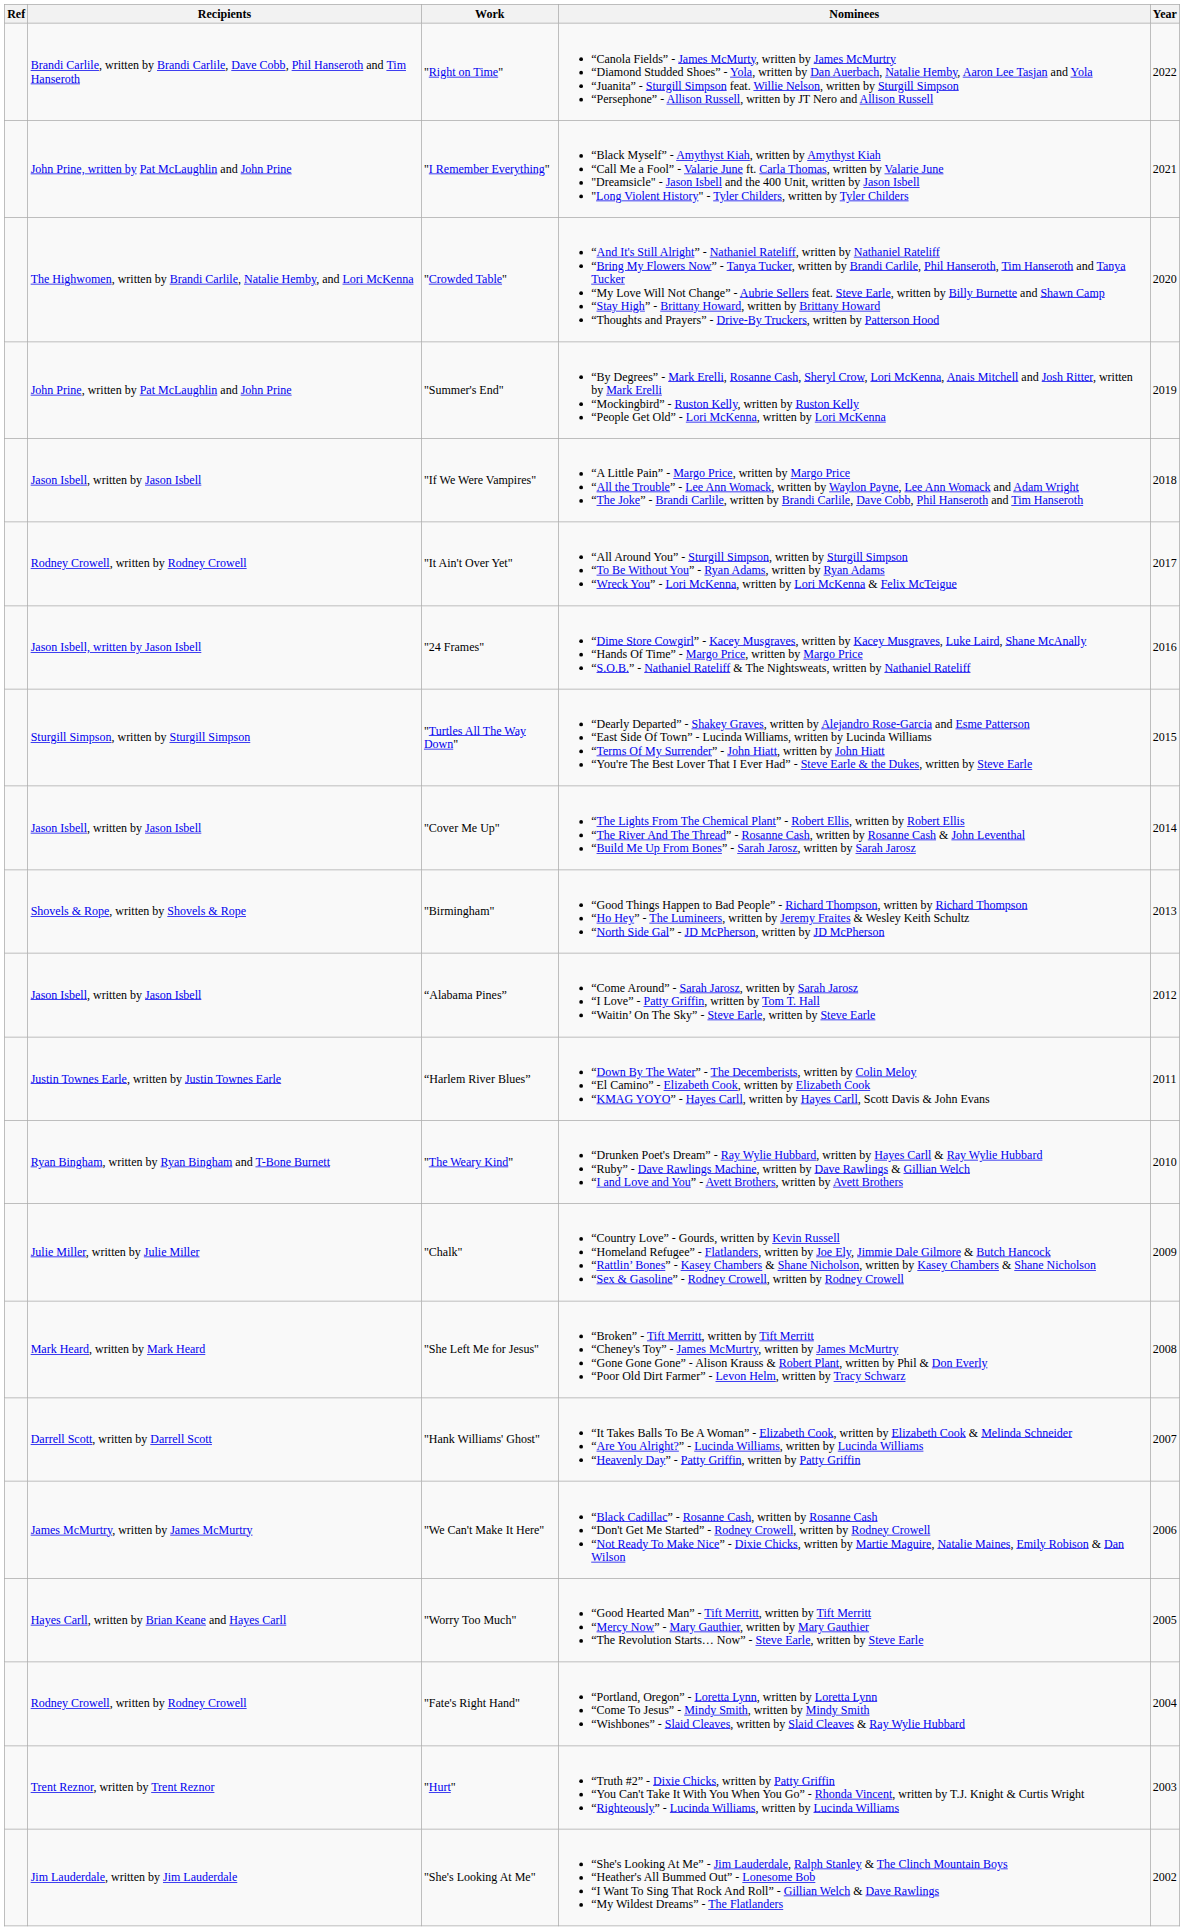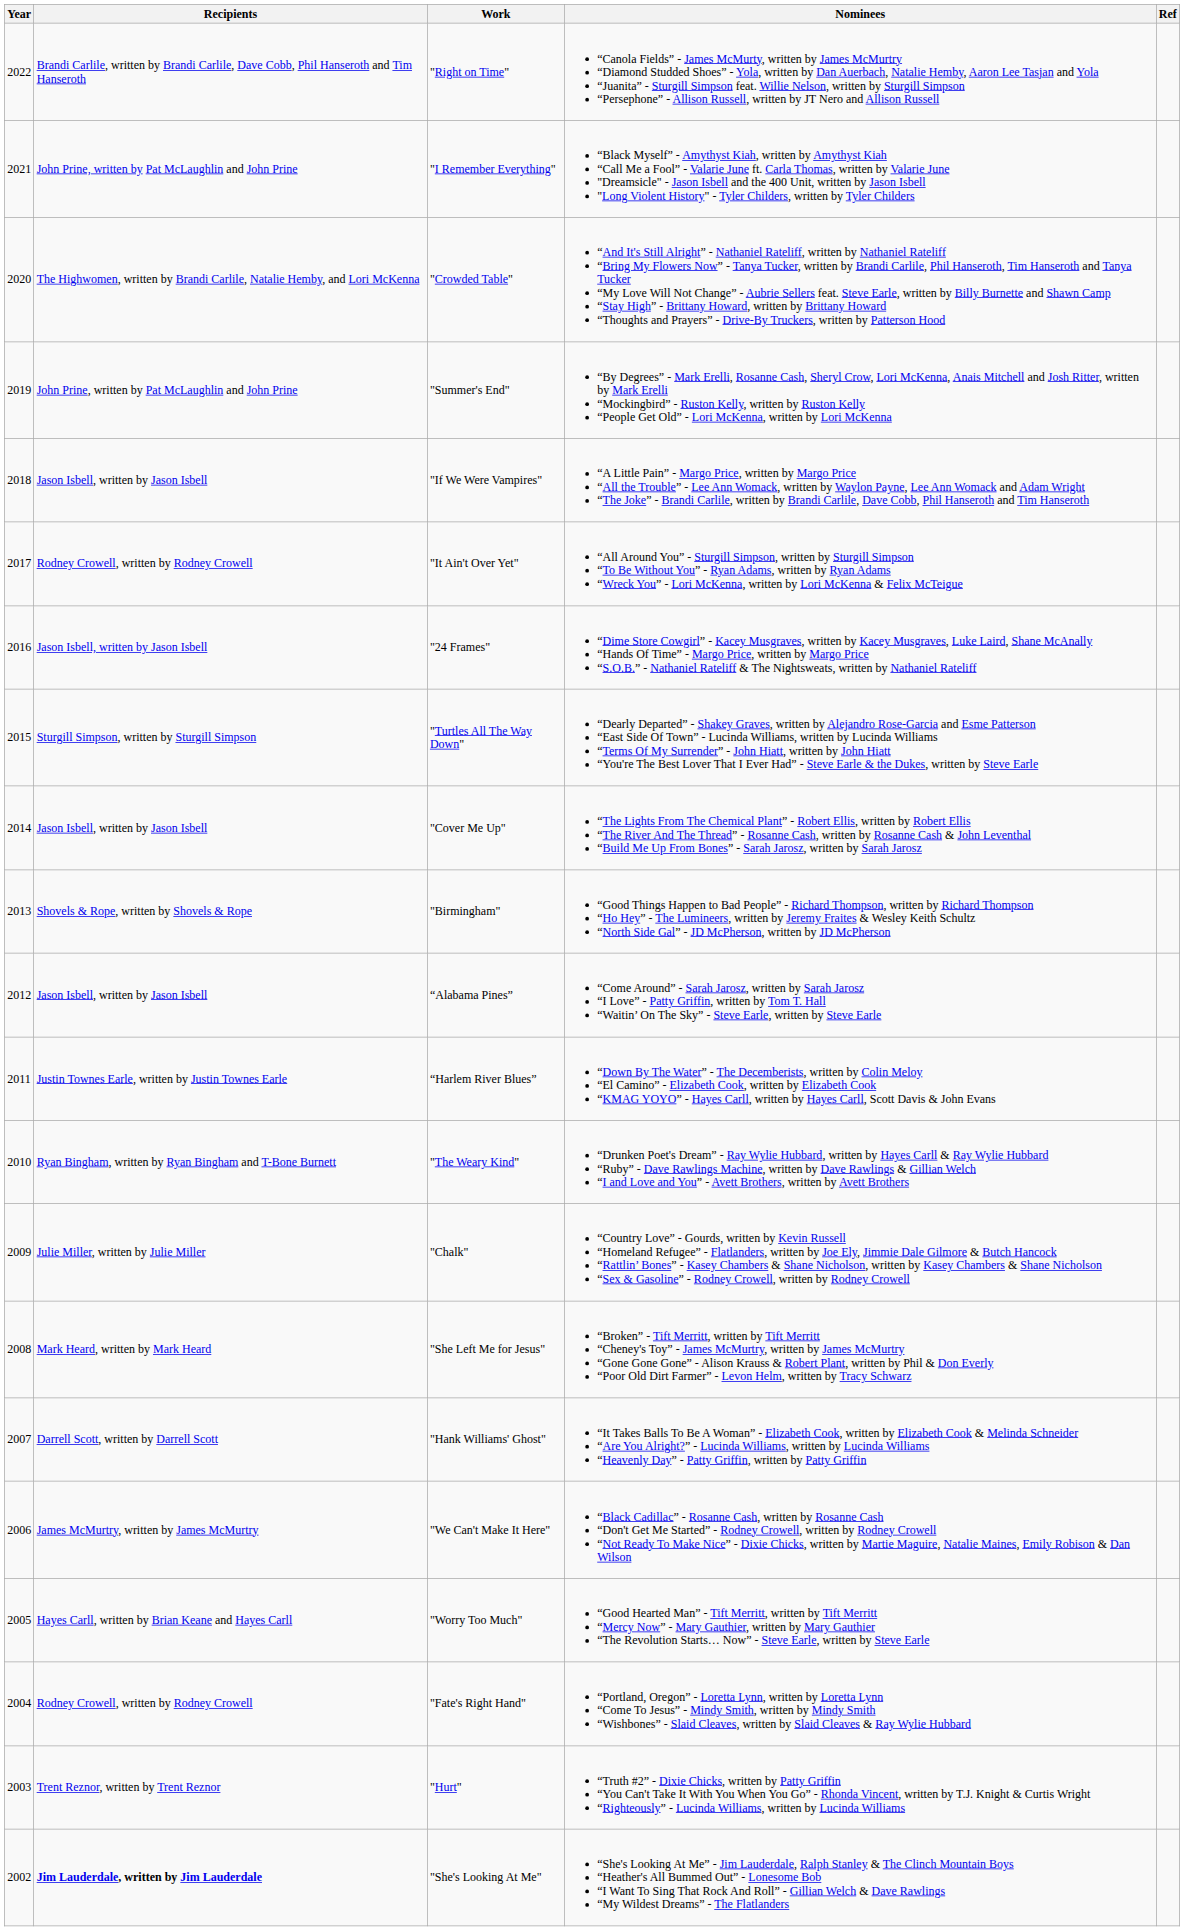columns swapped: (1165, 14) <-> (16, 14)
(134, 1877) normal -> (149, 1877) bold
